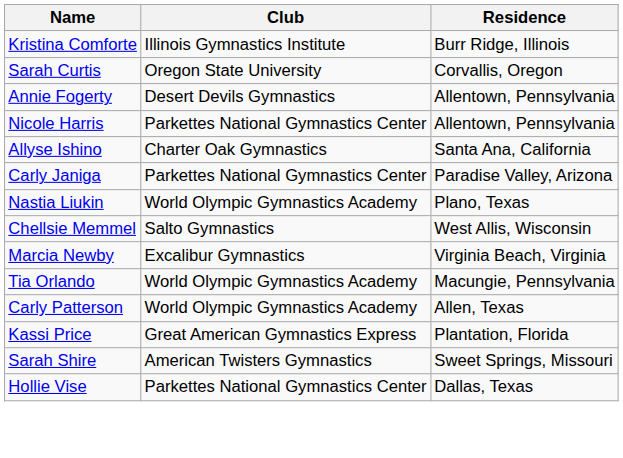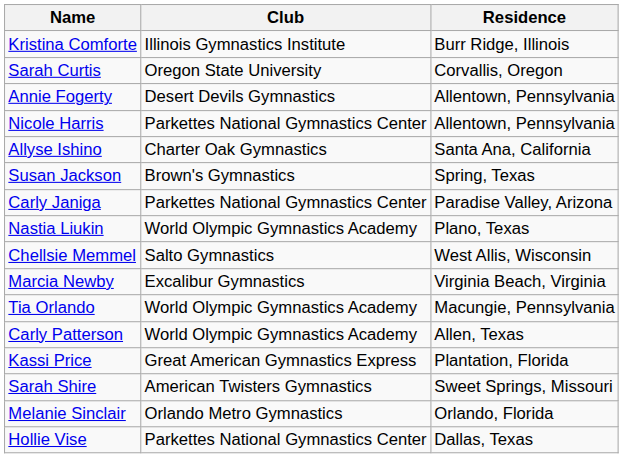+ row: (65, 176)
+ row: (67, 413)
